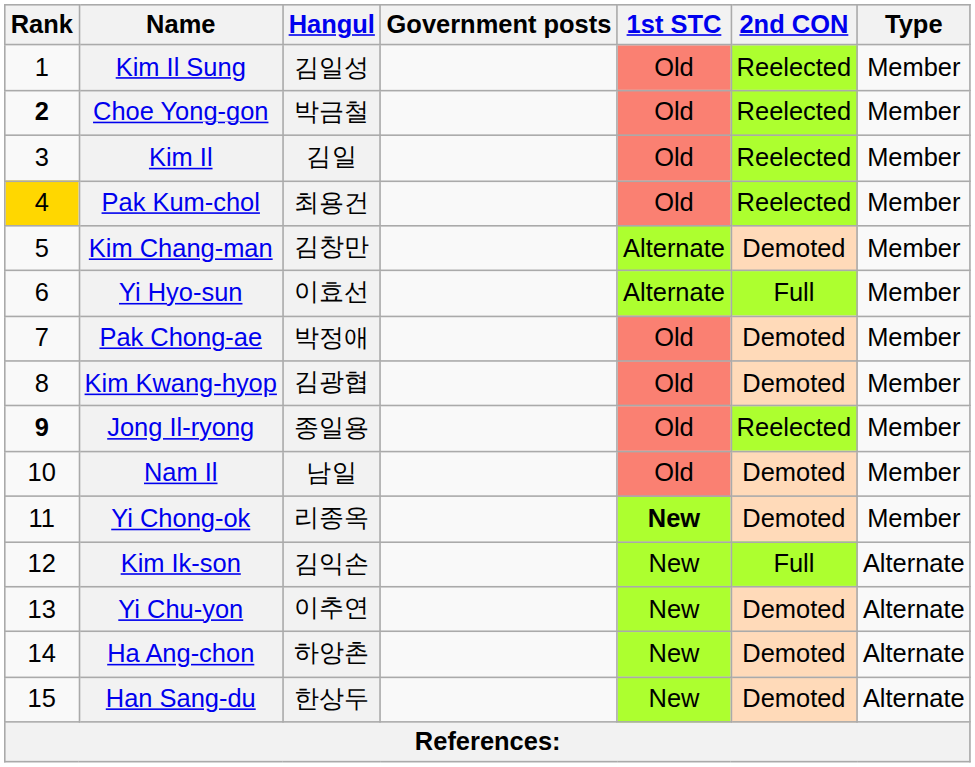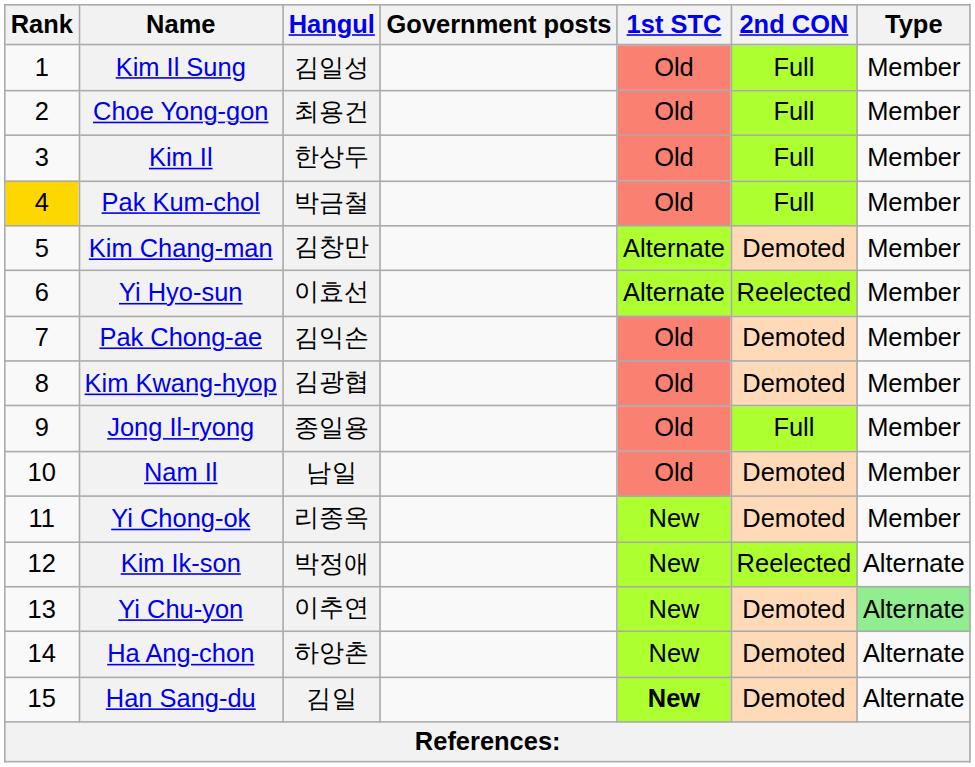(794, 67) Reelected -> (794, 67) Full
(42, 112) bold -> (42, 112) normal
(332, 111) 박금철 -> (332, 111) 최용건
(794, 112) Reelected -> (794, 112) Full
(332, 156) 김일 -> (332, 156) 한상두
(794, 157) Reelected -> (794, 157) Full
(332, 201) 최용건 -> (332, 201) 박금철
(794, 202) Reelected -> (794, 202) Full
(794, 292) Full -> (794, 292) Reelected
(332, 337) 박정애 -> (332, 337) 김익손
(42, 428) bold -> (42, 428) normal
(794, 428) Reelected -> (794, 428) Full
(674, 518) bold -> (674, 518) normal
(332, 562) 김익손 -> (332, 562) 박정애
(794, 563) Full -> (794, 563) Reelected
(914, 608) no background -> (914, 608) lightgreen background
(332, 698) 한상두 -> (332, 698) 김일
(674, 699) normal -> (674, 699) bold
